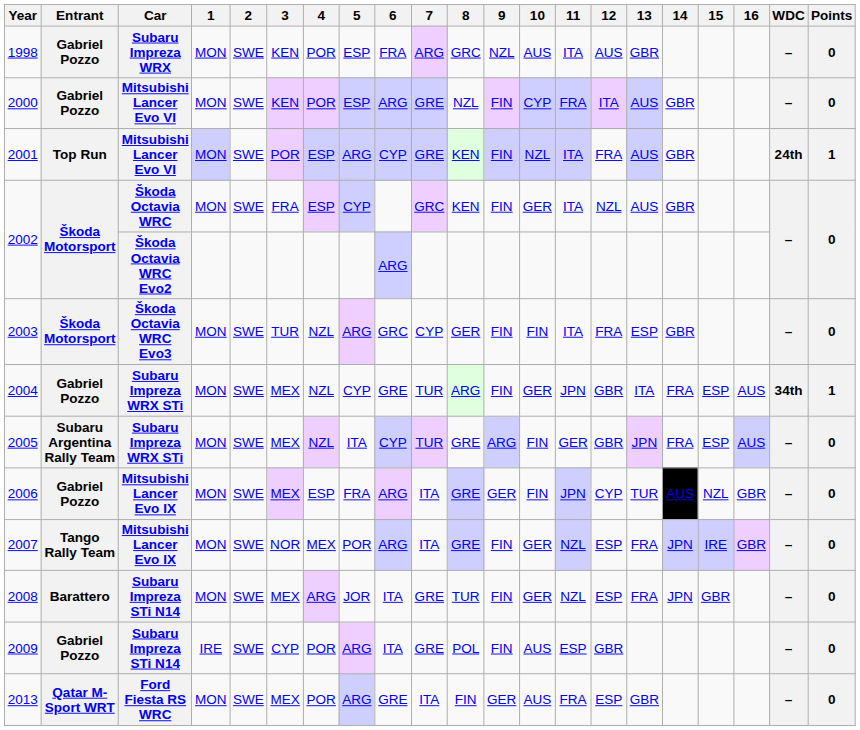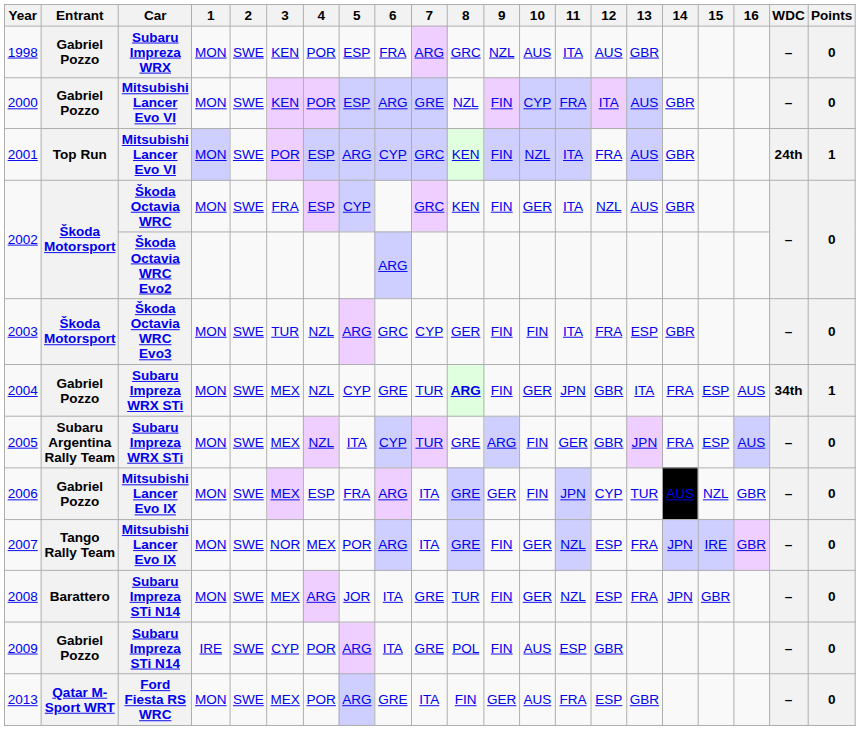(429, 155) GRE -> (429, 155) GRC
(466, 391) normal -> (466, 391) bold
